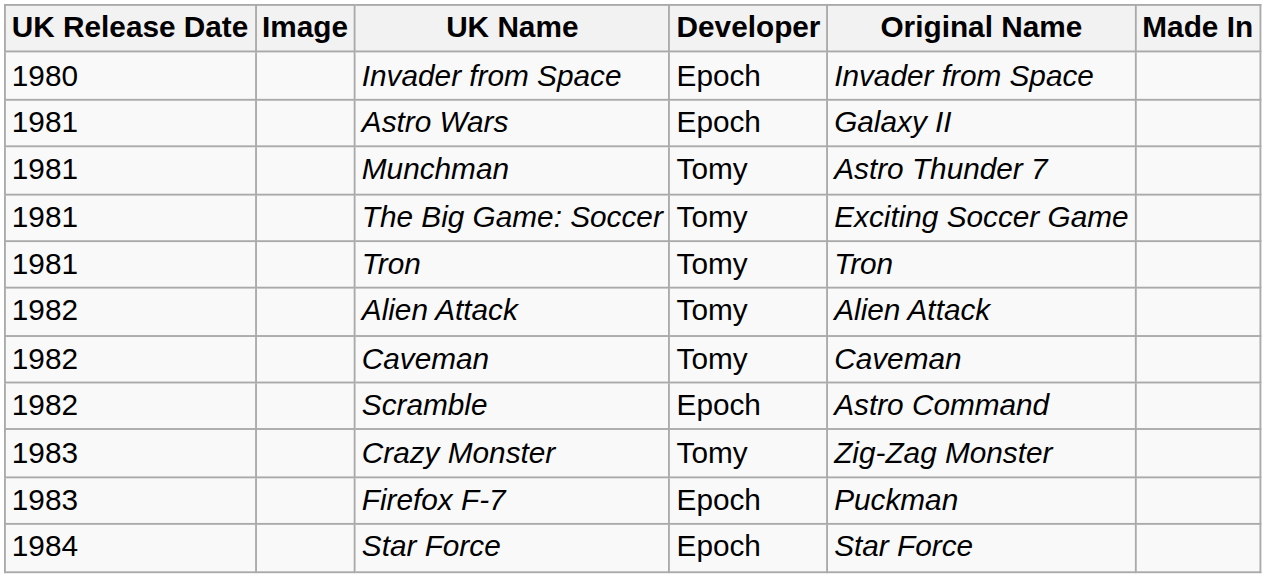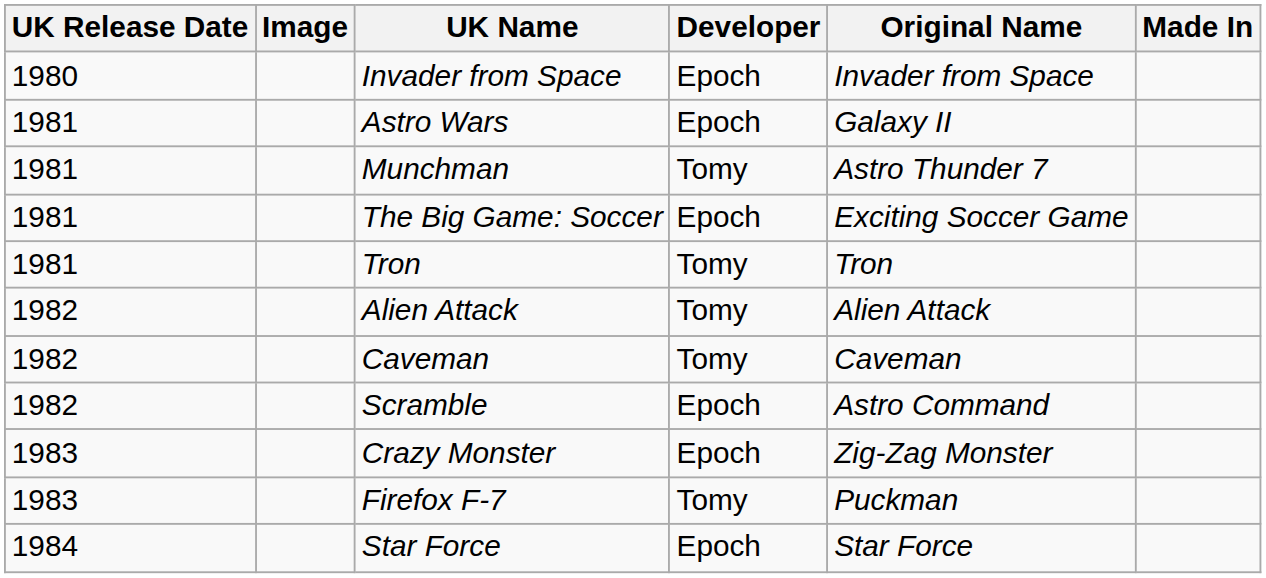(712, 216) Tomy -> (719, 216) Epoch
(712, 452) Tomy -> (719, 452) Epoch
(719, 500) Epoch -> (712, 500) Tomy
